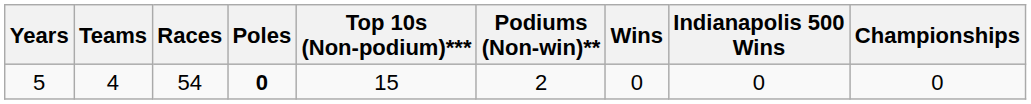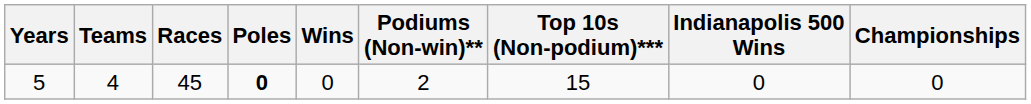columns swapped: (637, 35) <-> (386, 35)
(190, 82) 54 -> (190, 82) 45
